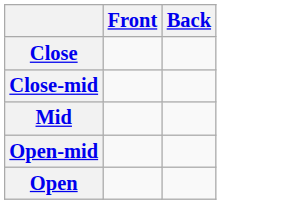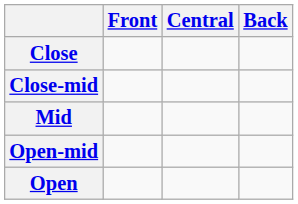+ column: (200, 20)
